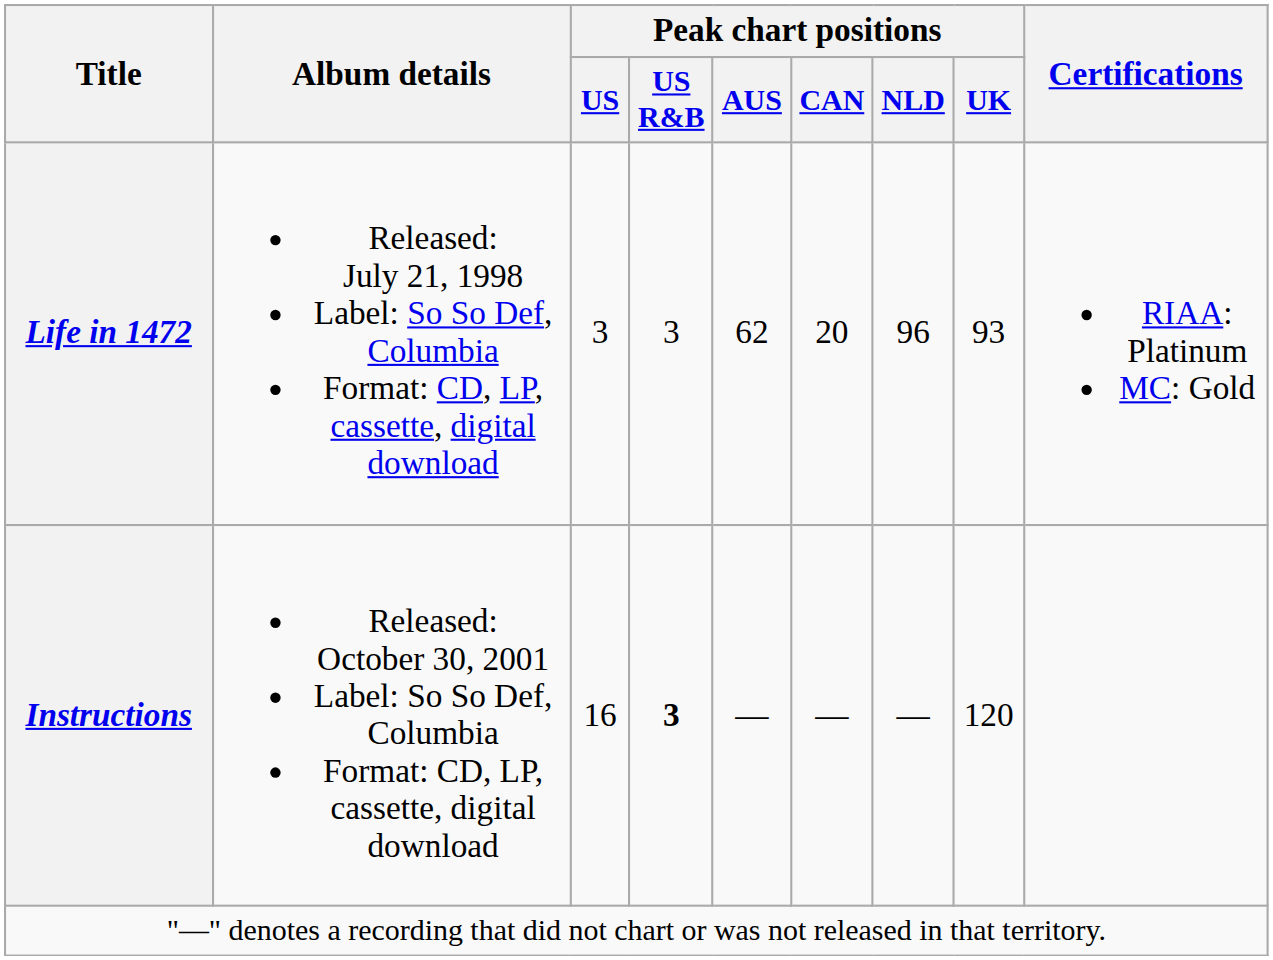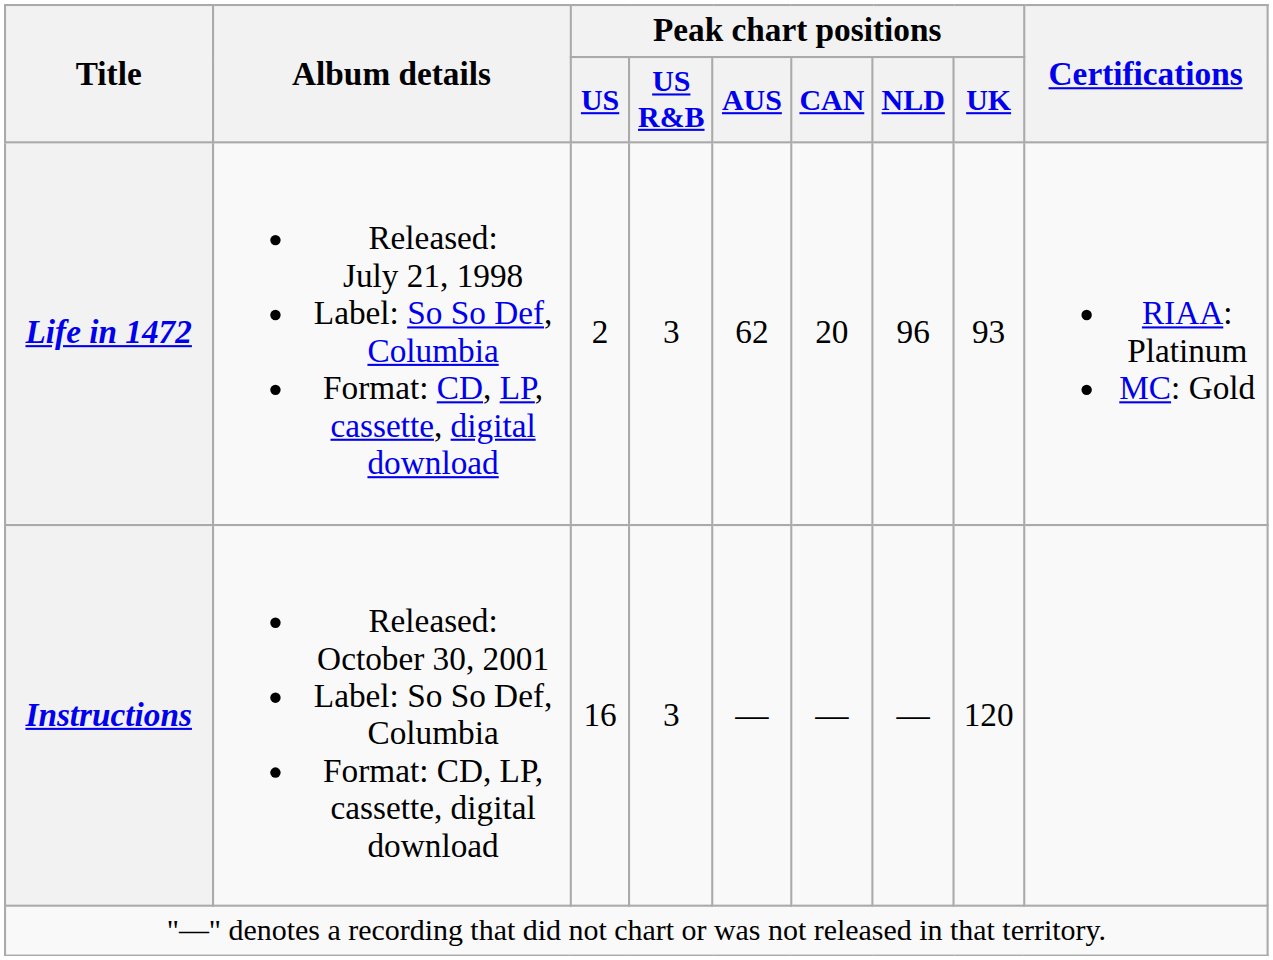(600, 332) 3 -> (600, 332) 2
(671, 714) bold -> (671, 714) normal
